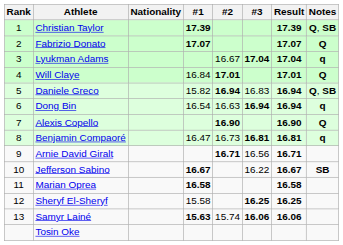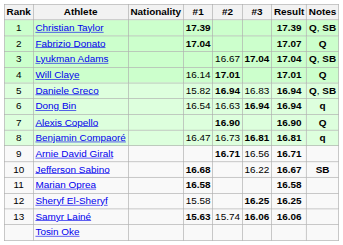(198, 43) 17.07 -> (198, 43) 17.04
(323, 59) q -> (323, 59) Q, SB
(198, 75) 16.84 -> (198, 75) 16.14
(198, 169) 16.67 -> (198, 169) 16.68
